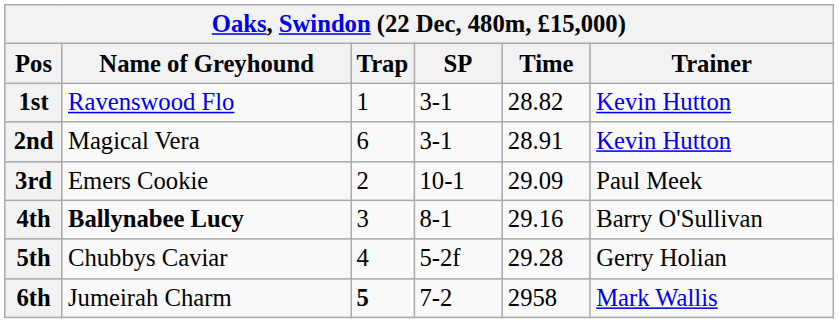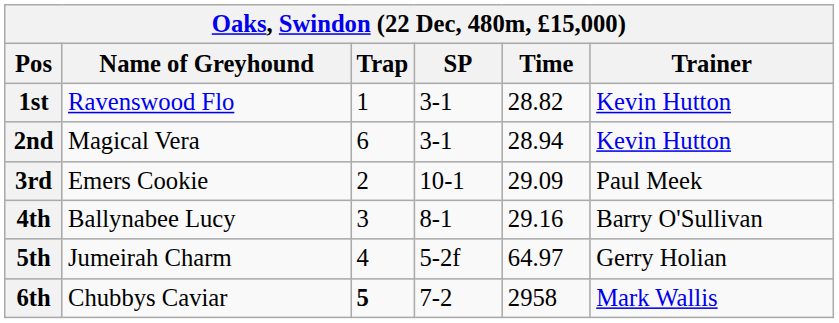(536, 141) 28.91 -> (536, 141) 28.94
(156, 219) bold -> (152, 219) normal
(148, 258) Chubbys Caviar -> (150, 258) Jumeirah Charm
(536, 258) 29.28 -> (536, 258) 64.97
(150, 297) Jumeirah Charm -> (148, 297) Chubbys Caviar
